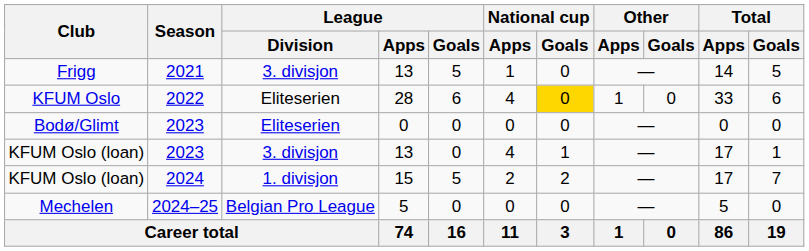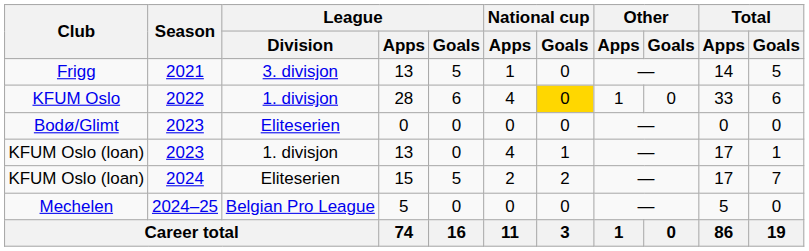(300, 98) Eliteserien -> (300, 98) 1. divisjon
(300, 152) 3. divisjon -> (300, 152) 1. divisjon
(300, 179) 1. divisjon -> (300, 179) Eliteserien
